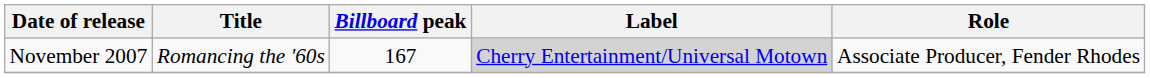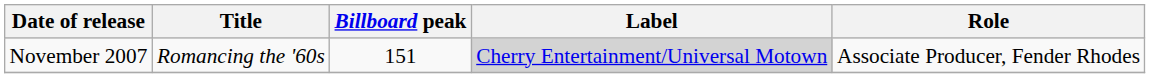(400, 55) 167 -> (400, 55) 151
